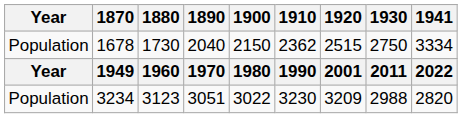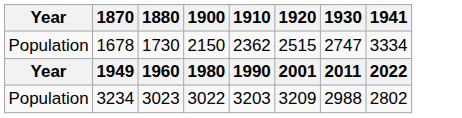- column: (206, 17)
(389, 44) 2750 -> (343, 44) 2747
(161, 98) 3123 -> (161, 98) 3023
(297, 98) 3230 -> (252, 98) 3203
(434, 98) 2820 -> (389, 98) 2802
